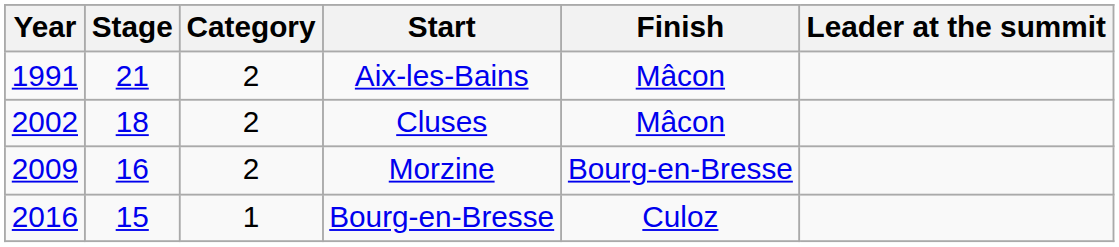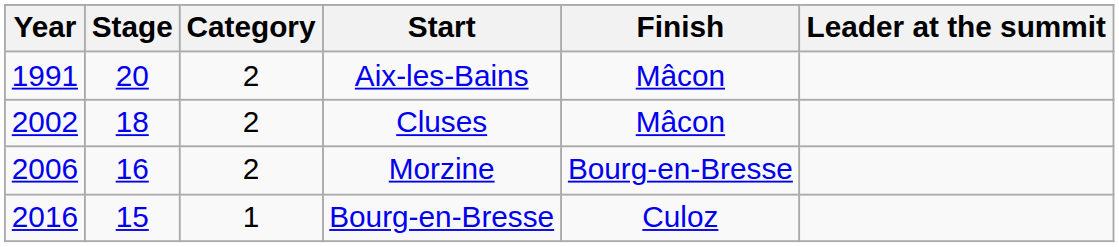(132, 75) 21 -> (132, 75) 20
(45, 169) 2009 -> (45, 169) 2006
